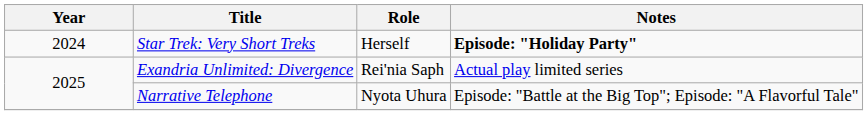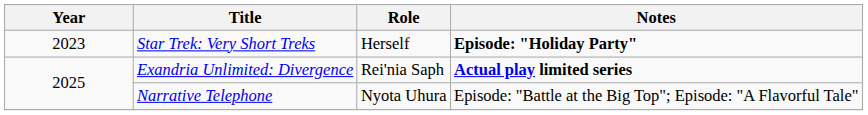(69, 43) 2024 -> (69, 43) 2023
(539, 69) normal -> (543, 69) bold
